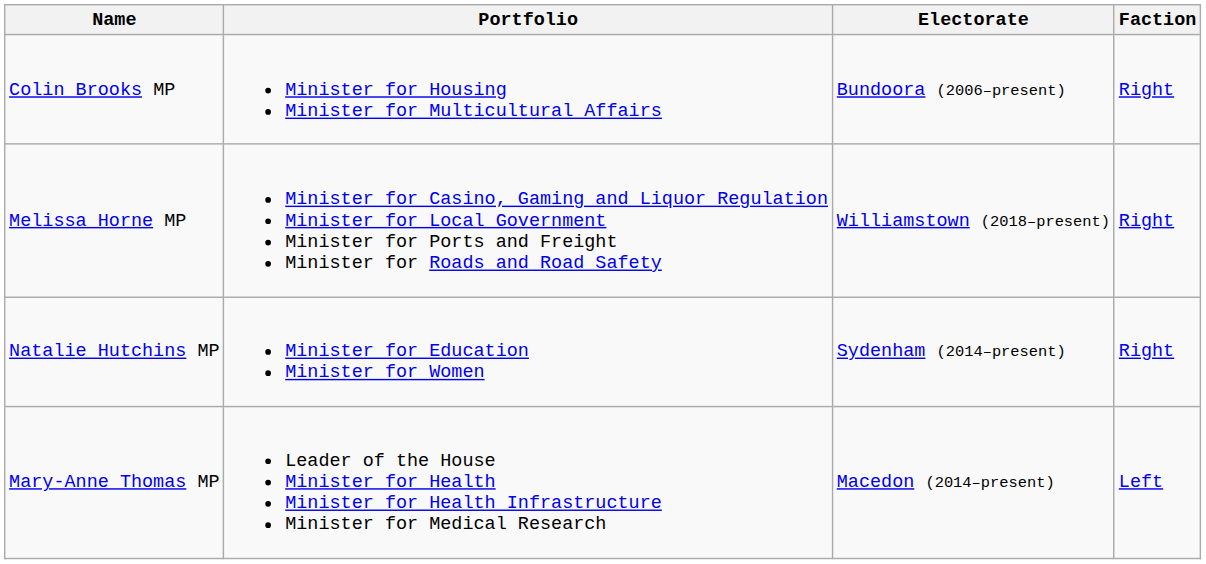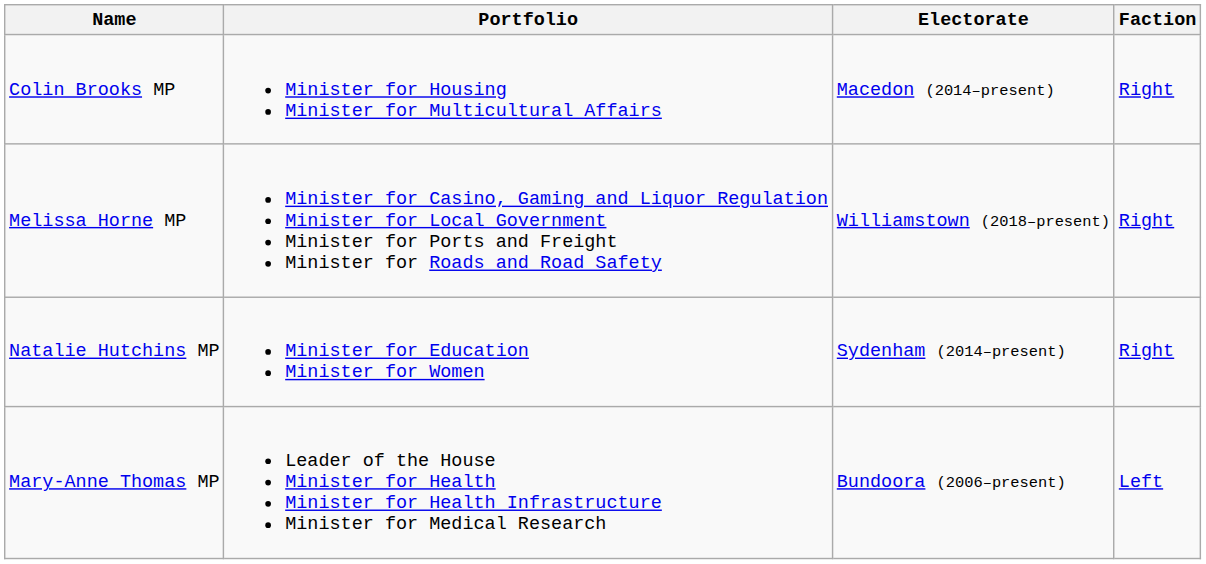(951, 90) Bundoora (2006–present) -> (946, 90) Macedon (2014–present)
(946, 482) Macedon (2014–present) -> (951, 482) Bundoora (2006–present)
